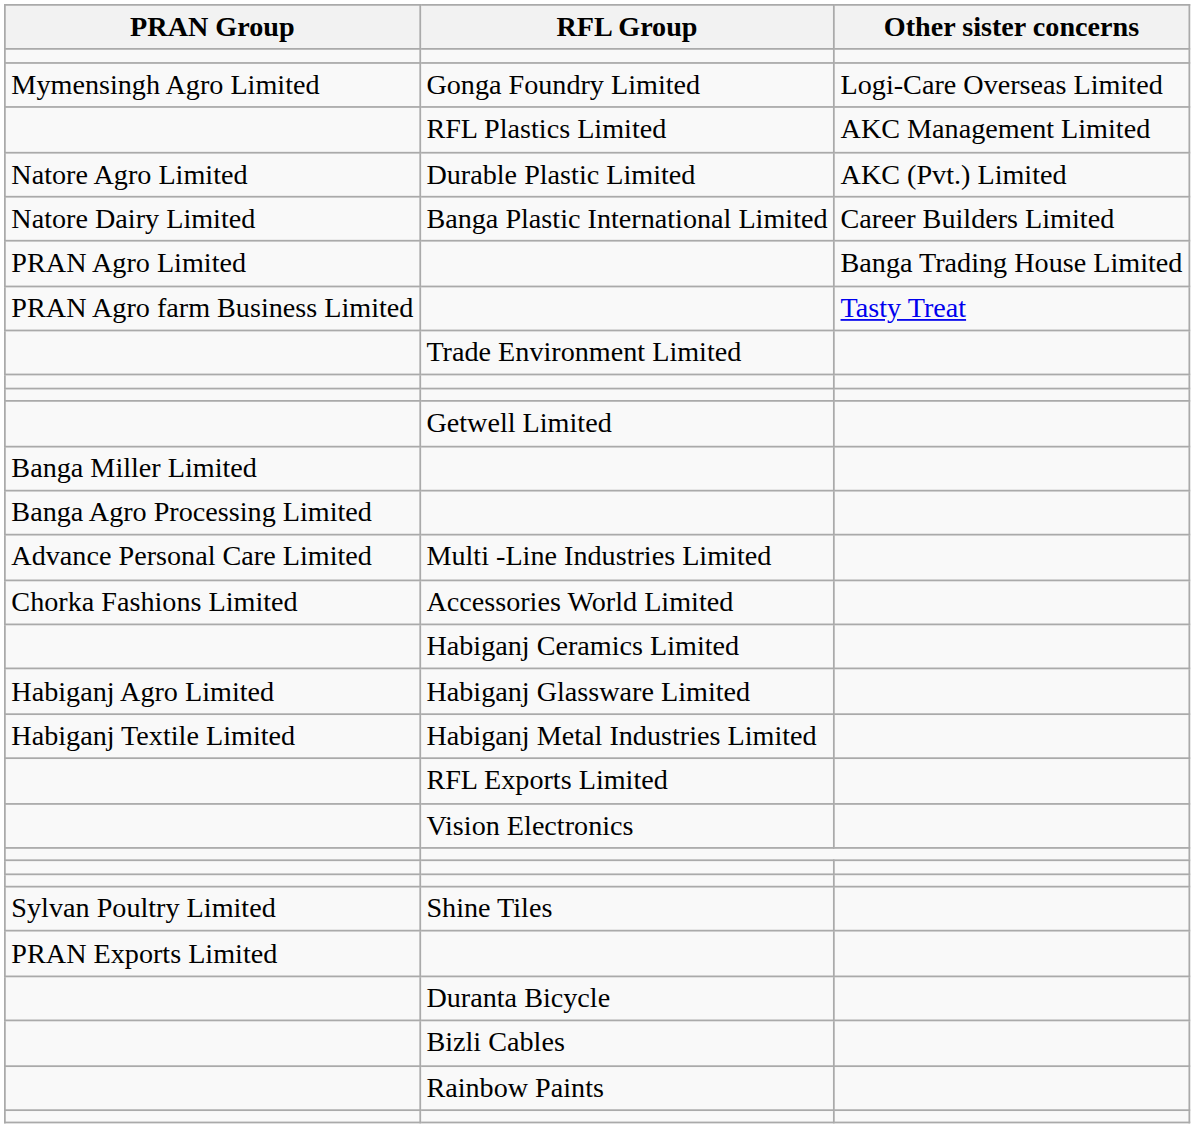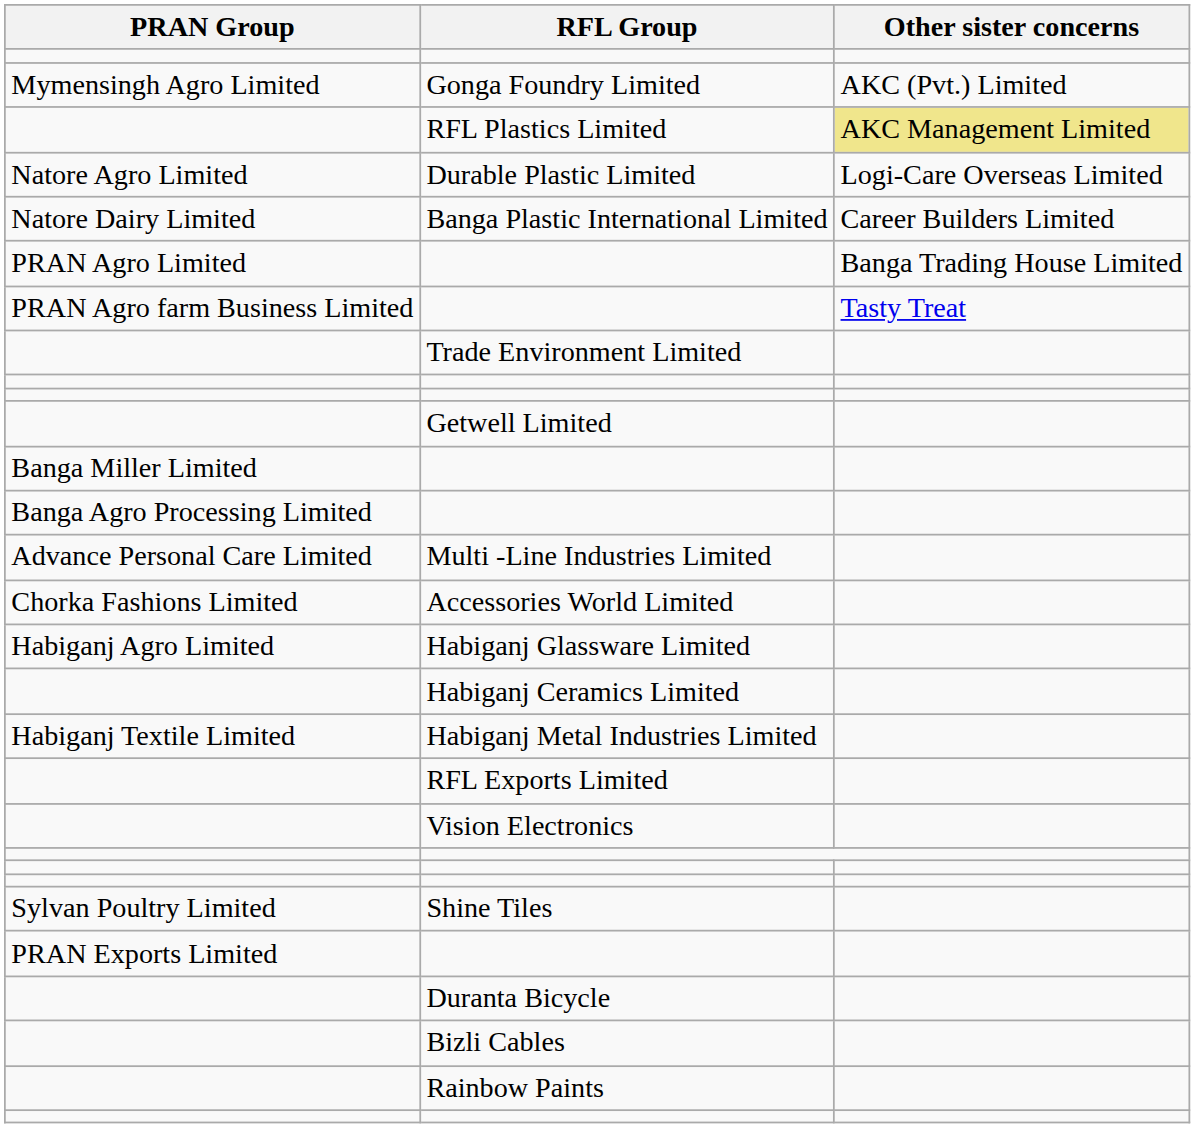(1002, 84) Logi-Care Overseas Limited -> (954, 84) AKC (Pvt.) Limited
(995, 129) no background -> (995, 129) khaki background
(954, 173) AKC (Pvt.) Limited -> (1002, 173) Logi-Care Overseas Limited
rows swapped: (212, 647) <-> (143, 691)
